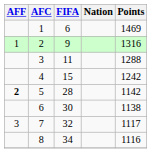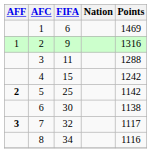(68, 92) 28 -> (68, 92) 25
(16, 124) normal -> (16, 124) bold
